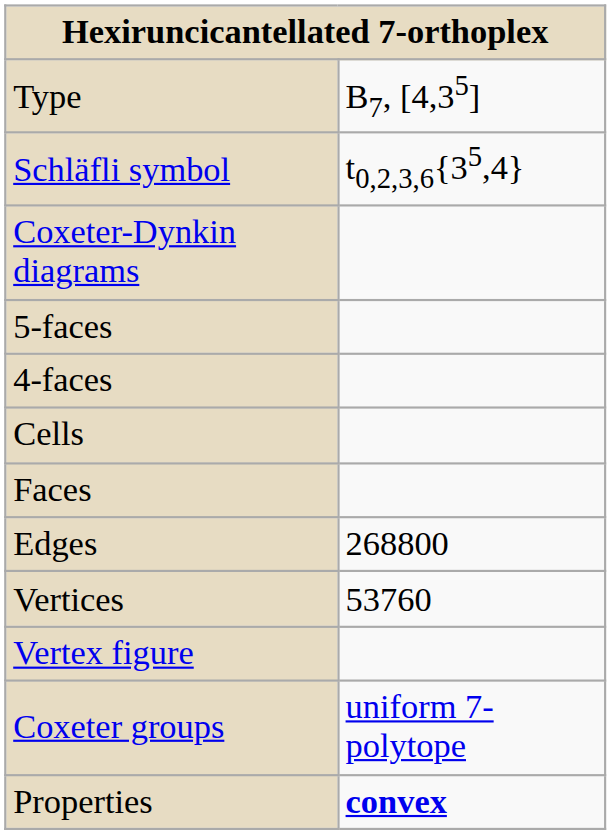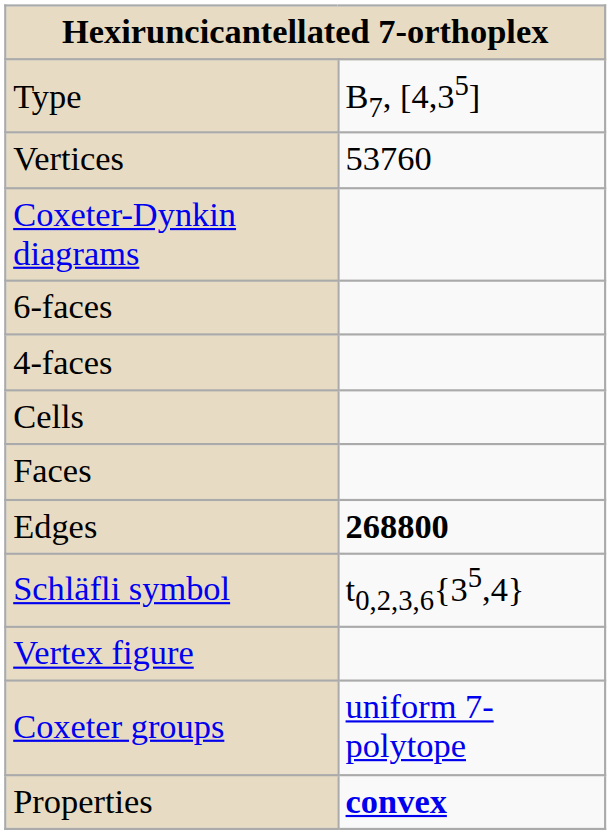rows swapped: (122, 168) <-> (69, 598)
+ row: (63, 307)
- row: (63, 325)
(397, 543) normal -> (397, 525) bold
